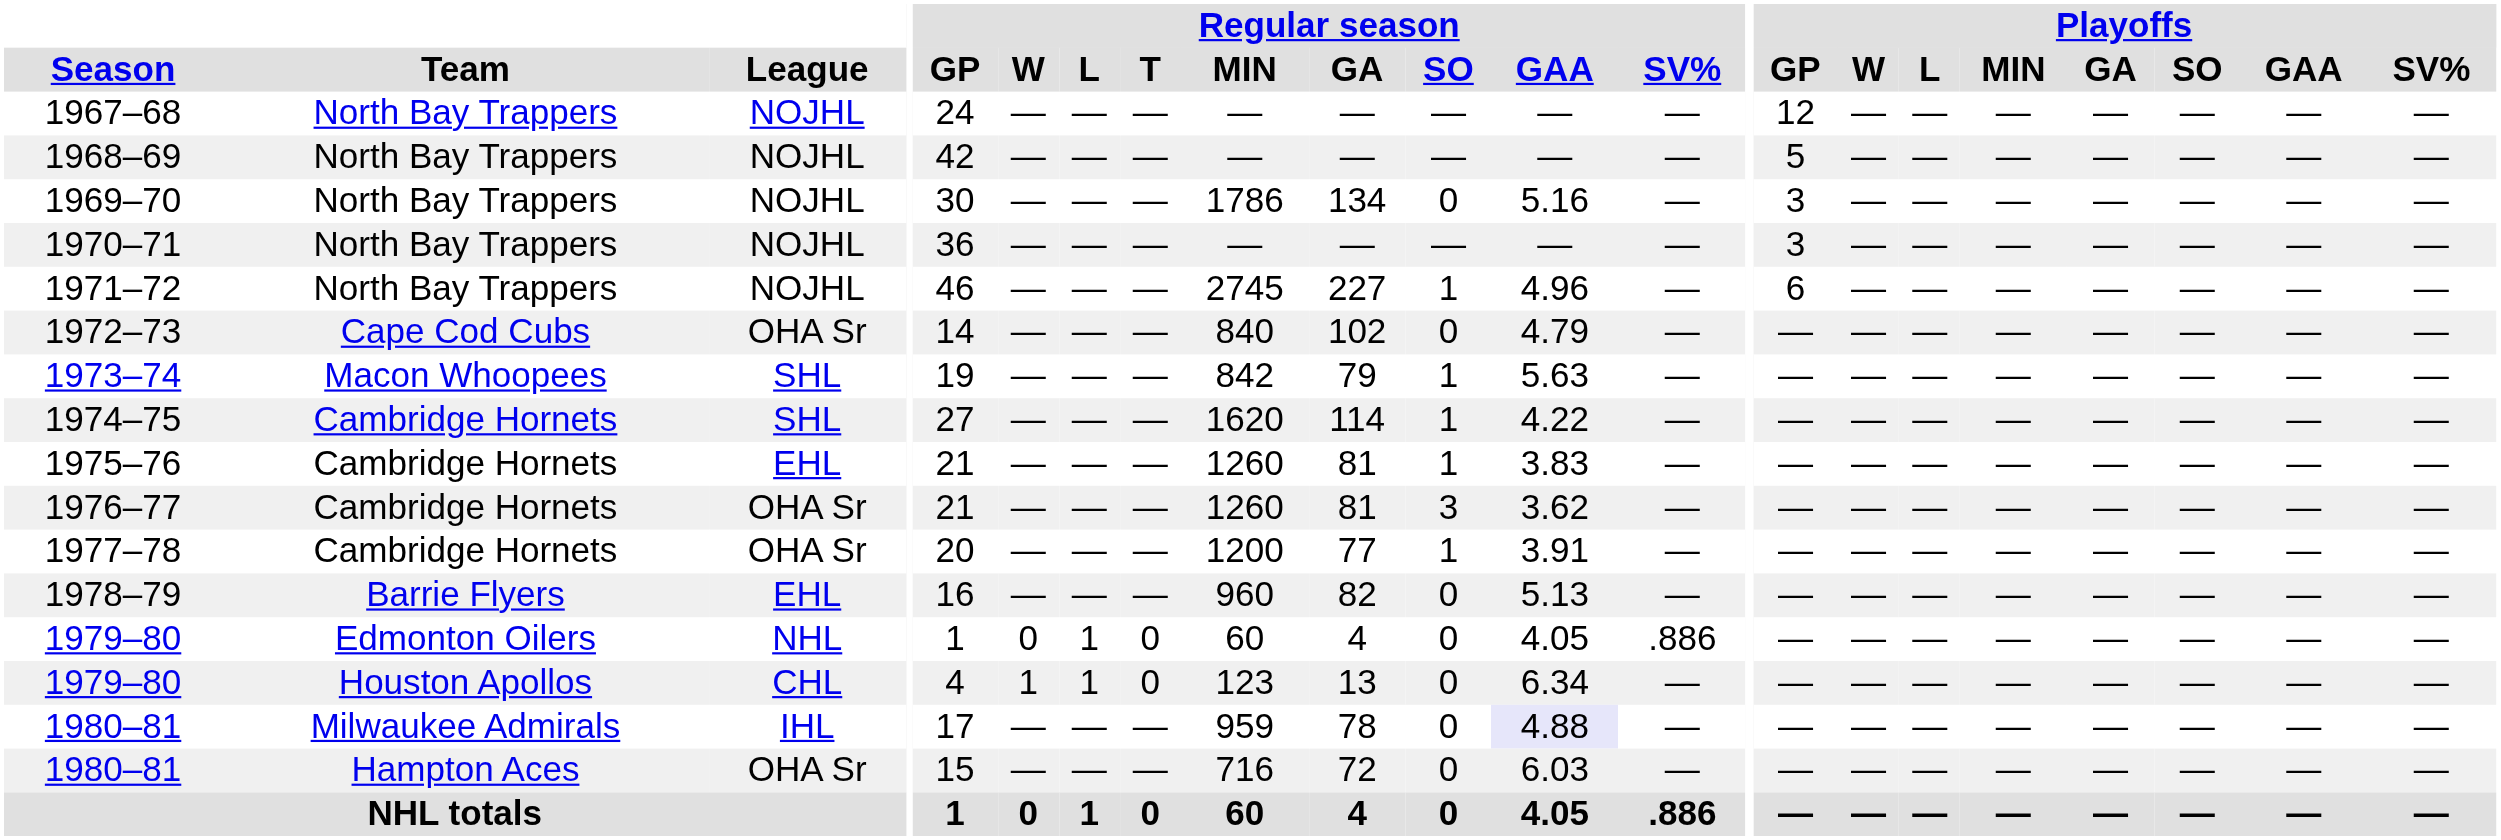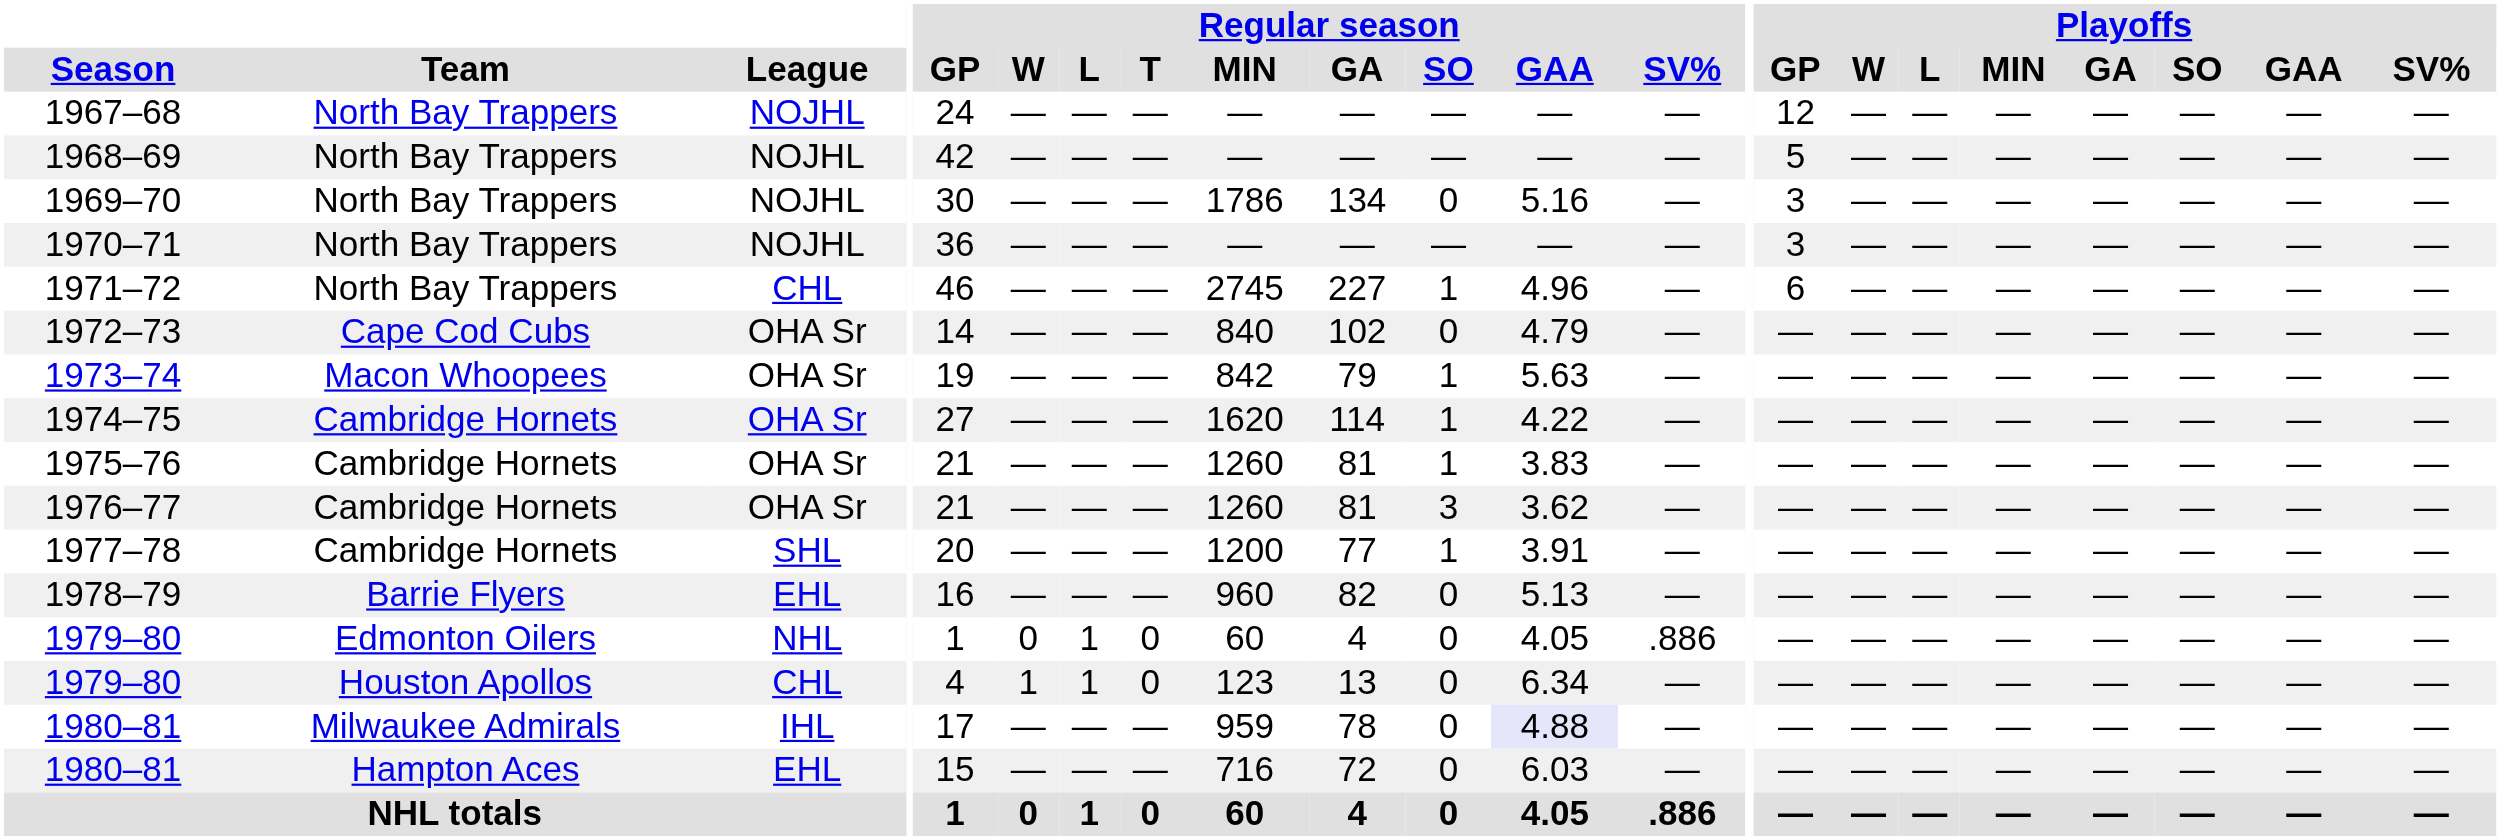(807, 288) NOJHL -> (807, 288) CHL
(807, 375) SHL -> (807, 375) OHA Sr
(807, 419) SHL -> (807, 419) OHA Sr
(807, 463) EHL -> (807, 463) OHA Sr
(807, 550) OHA Sr -> (807, 550) SHL
(807, 769) OHA Sr -> (807, 769) EHL
